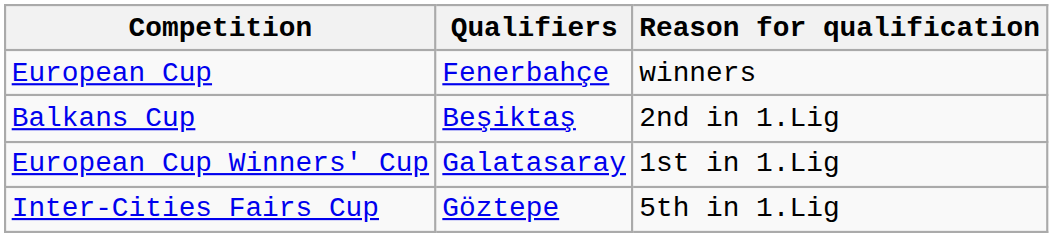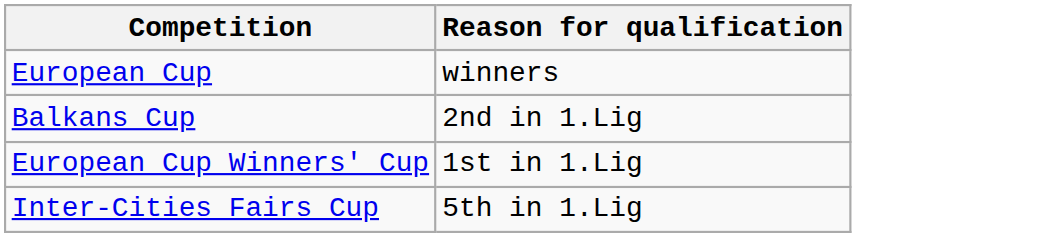- column: (534, 28)
